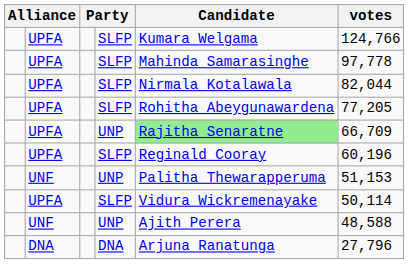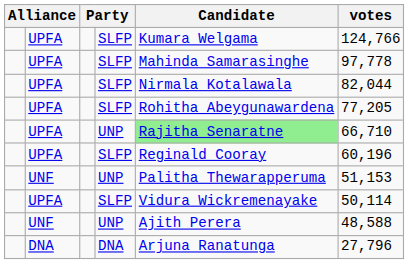(367, 132) 66,709 -> (367, 132) 66,710
